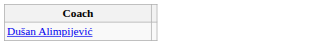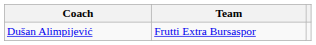+ column: (229, 13)
